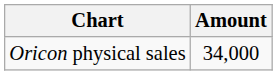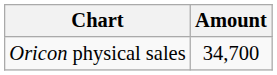(231, 53) 34,000 -> (231, 53) 34,700
